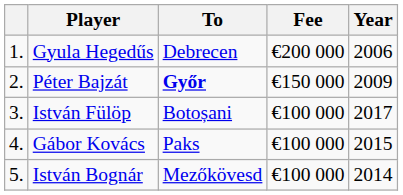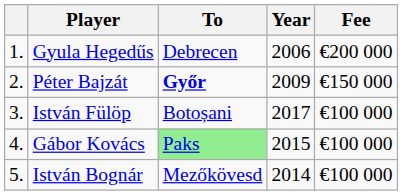columns swapped: (308, 19) <-> (373, 19)
(181, 143) no background -> (181, 143) lightgreen background
